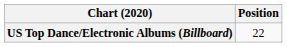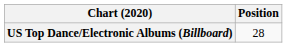(258, 32) 22 -> (258, 32) 28
